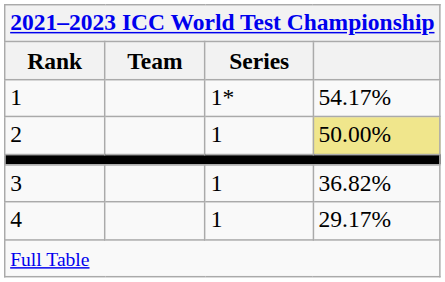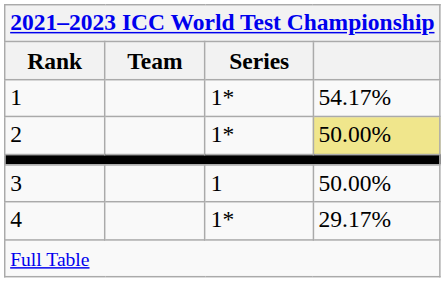(217, 135) 1 -> (223, 135) 1*
(355, 183) 36.82% -> (355, 183) 50.00%
(217, 220) 1 -> (223, 220) 1*
